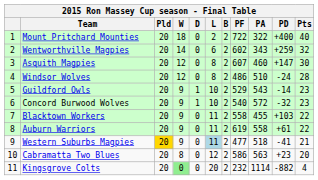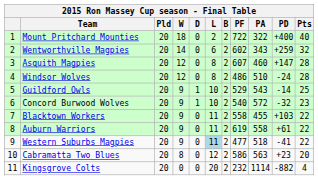(304, 63) 30 -> (304, 63) 28
(304, 90) 23 -> (304, 90) 25
(164, 142) gold background -> (164, 142) no background
(304, 142) 21 -> (304, 142) 22
(181, 169) lightgreen background -> (181, 169) no background
